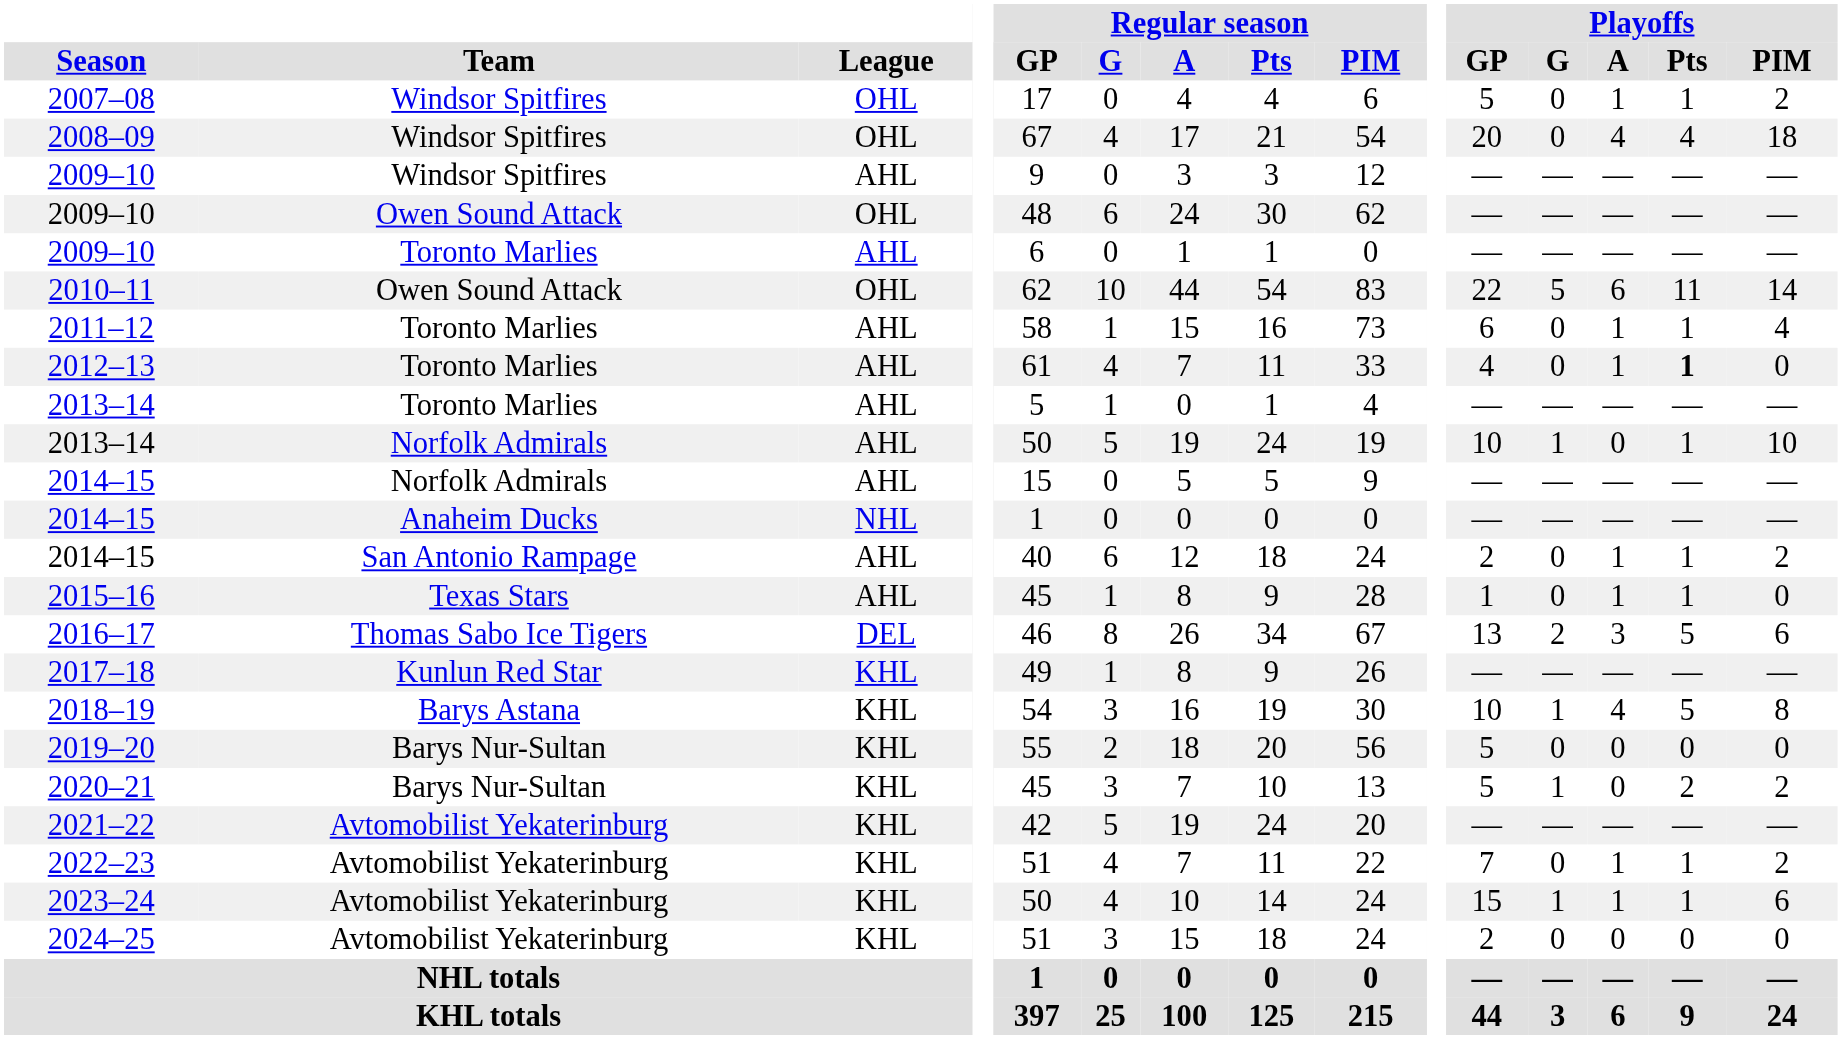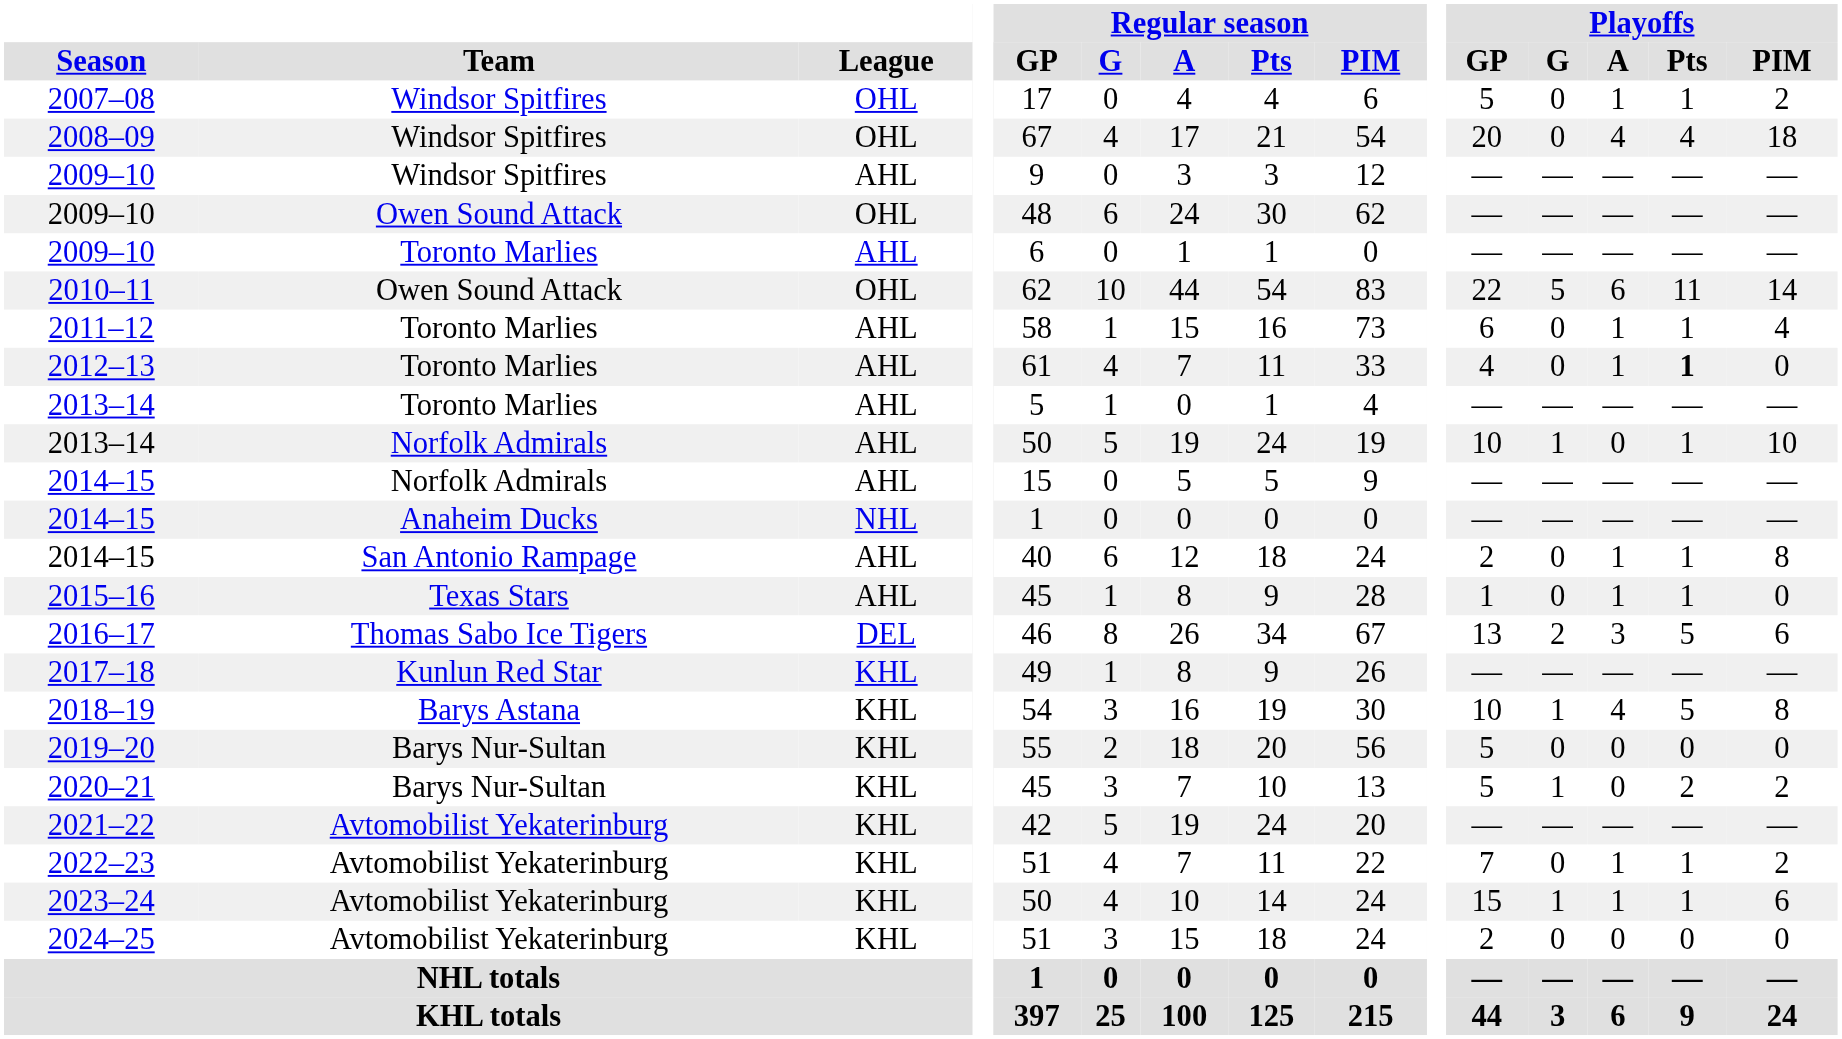(1782, 557) 2 -> (1782, 557) 8
